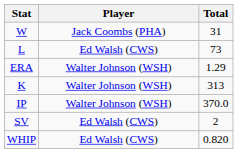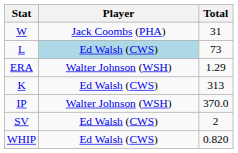(119, 49) no background -> (119, 49) lightblue background
(119, 85) Walter Johnson (WSH) -> (119, 85) Ed Walsh (CWS)
